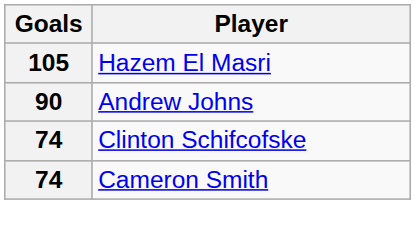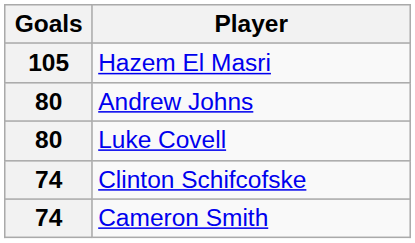(49, 101) 90 -> (49, 101) 80
+ row: (162, 140)
